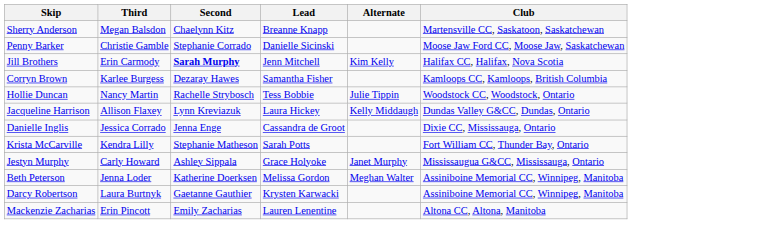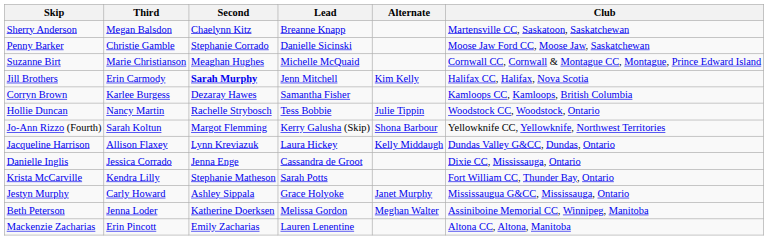+ row: (34, 62)
+ row: (54, 128)
- row: (42, 194)
